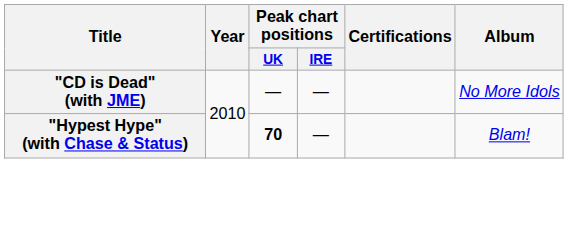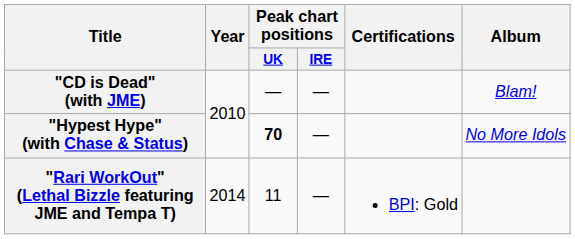(509, 91) No More Idols -> (516, 91) Blam!
(509, 135) Blam! -> (516, 135) No More Idols
+ row: (105, 195)
